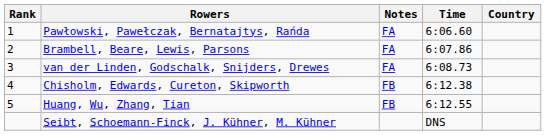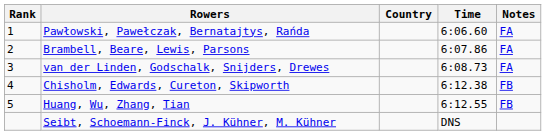columns swapped: (511, 13) <-> (401, 13)
